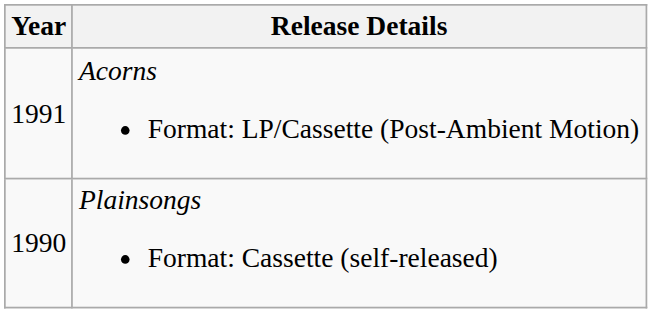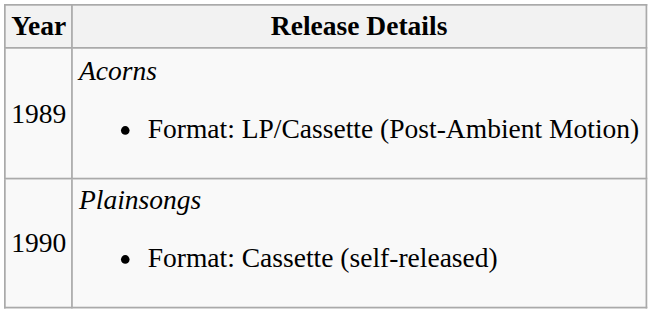(39, 112) 1991 -> (39, 112) 1989
